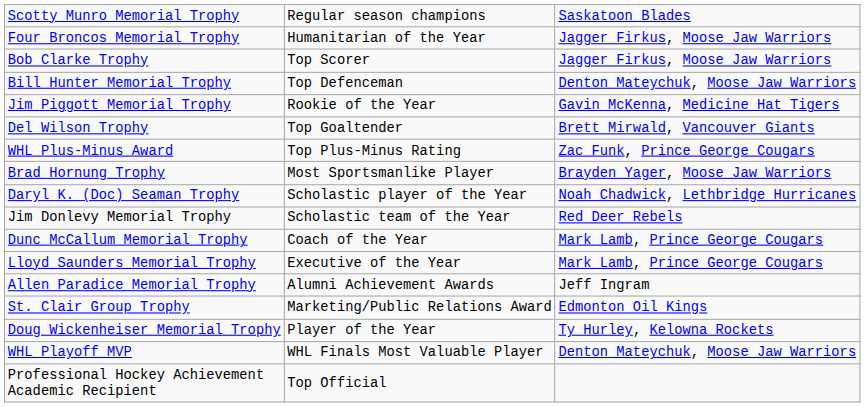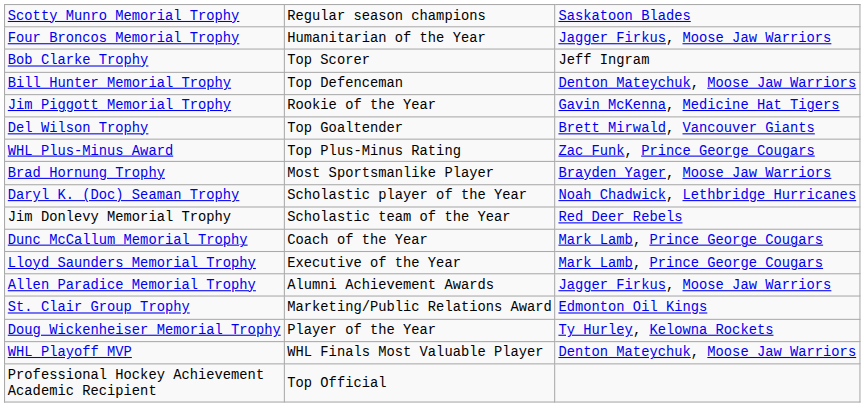(695, 61) Jagger Firkus, Moose Jaw Warriors -> (604, 61) Jeff Ingram
(604, 285) Jeff Ingram -> (695, 285) Jagger Firkus, Moose Jaw Warriors
